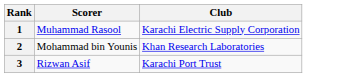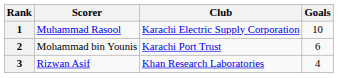+ column: (318, 13)
(203, 47) Khan Research Laboratories -> (182, 47) Karachi Port Trust
(182, 64) Karachi Port Trust -> (203, 64) Khan Research Laboratories
